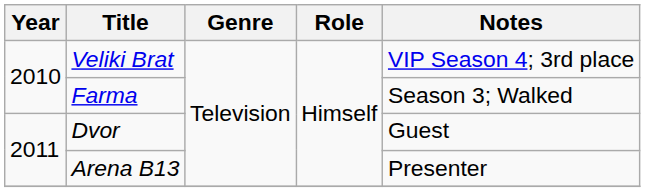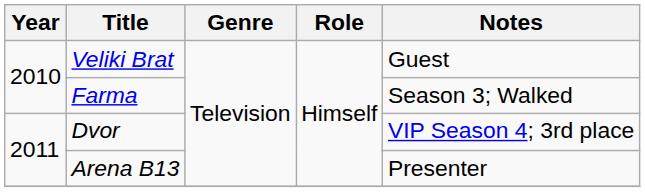(511, 58) VIP Season 4; 3rd place -> (418, 58) Guest
(418, 131) Guest -> (511, 131) VIP Season 4; 3rd place
